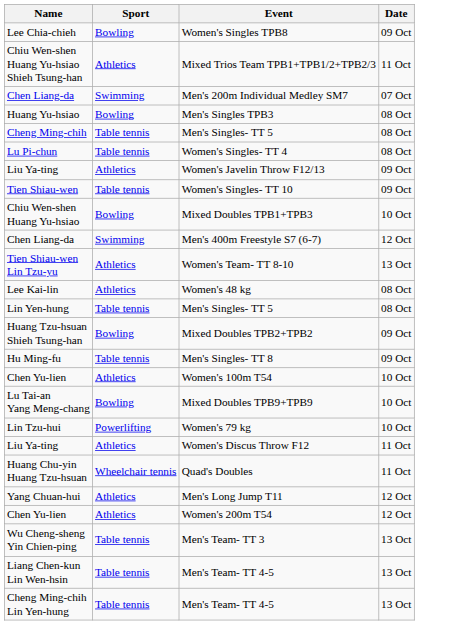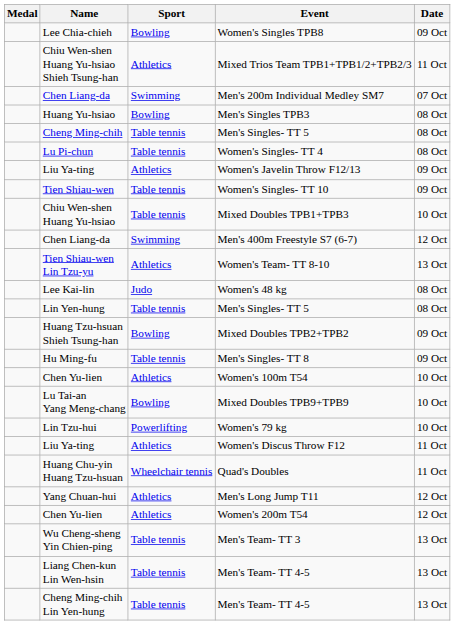+ column: (22, 13)
(114, 214) Bowling -> (158, 214) Table tennis
(115, 289) Athletics -> (141, 289) Judo
